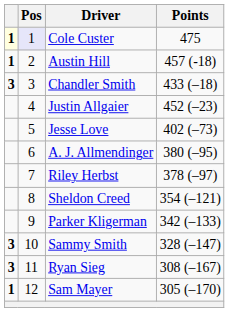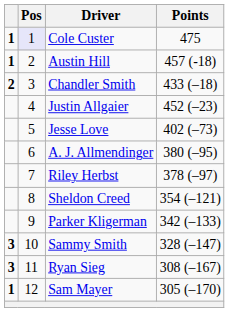(11, 38) lightyellow background -> (11, 38) no background
(11, 84) 3 -> (11, 84) 2
